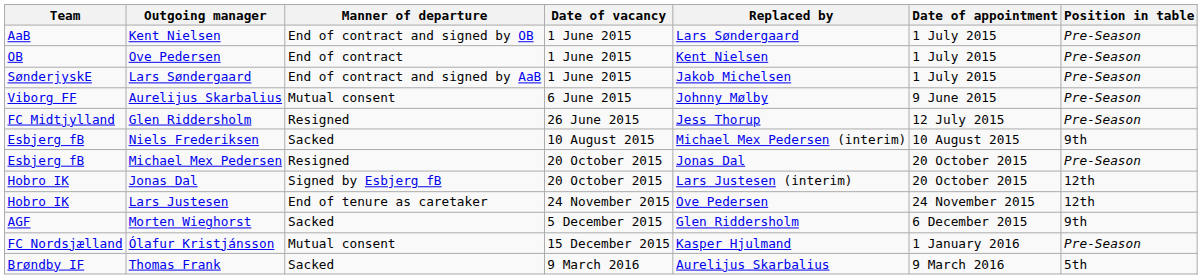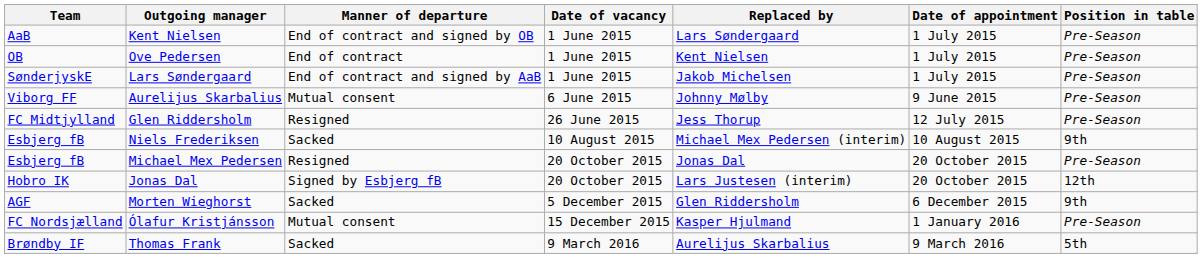- row: (179, 202)
